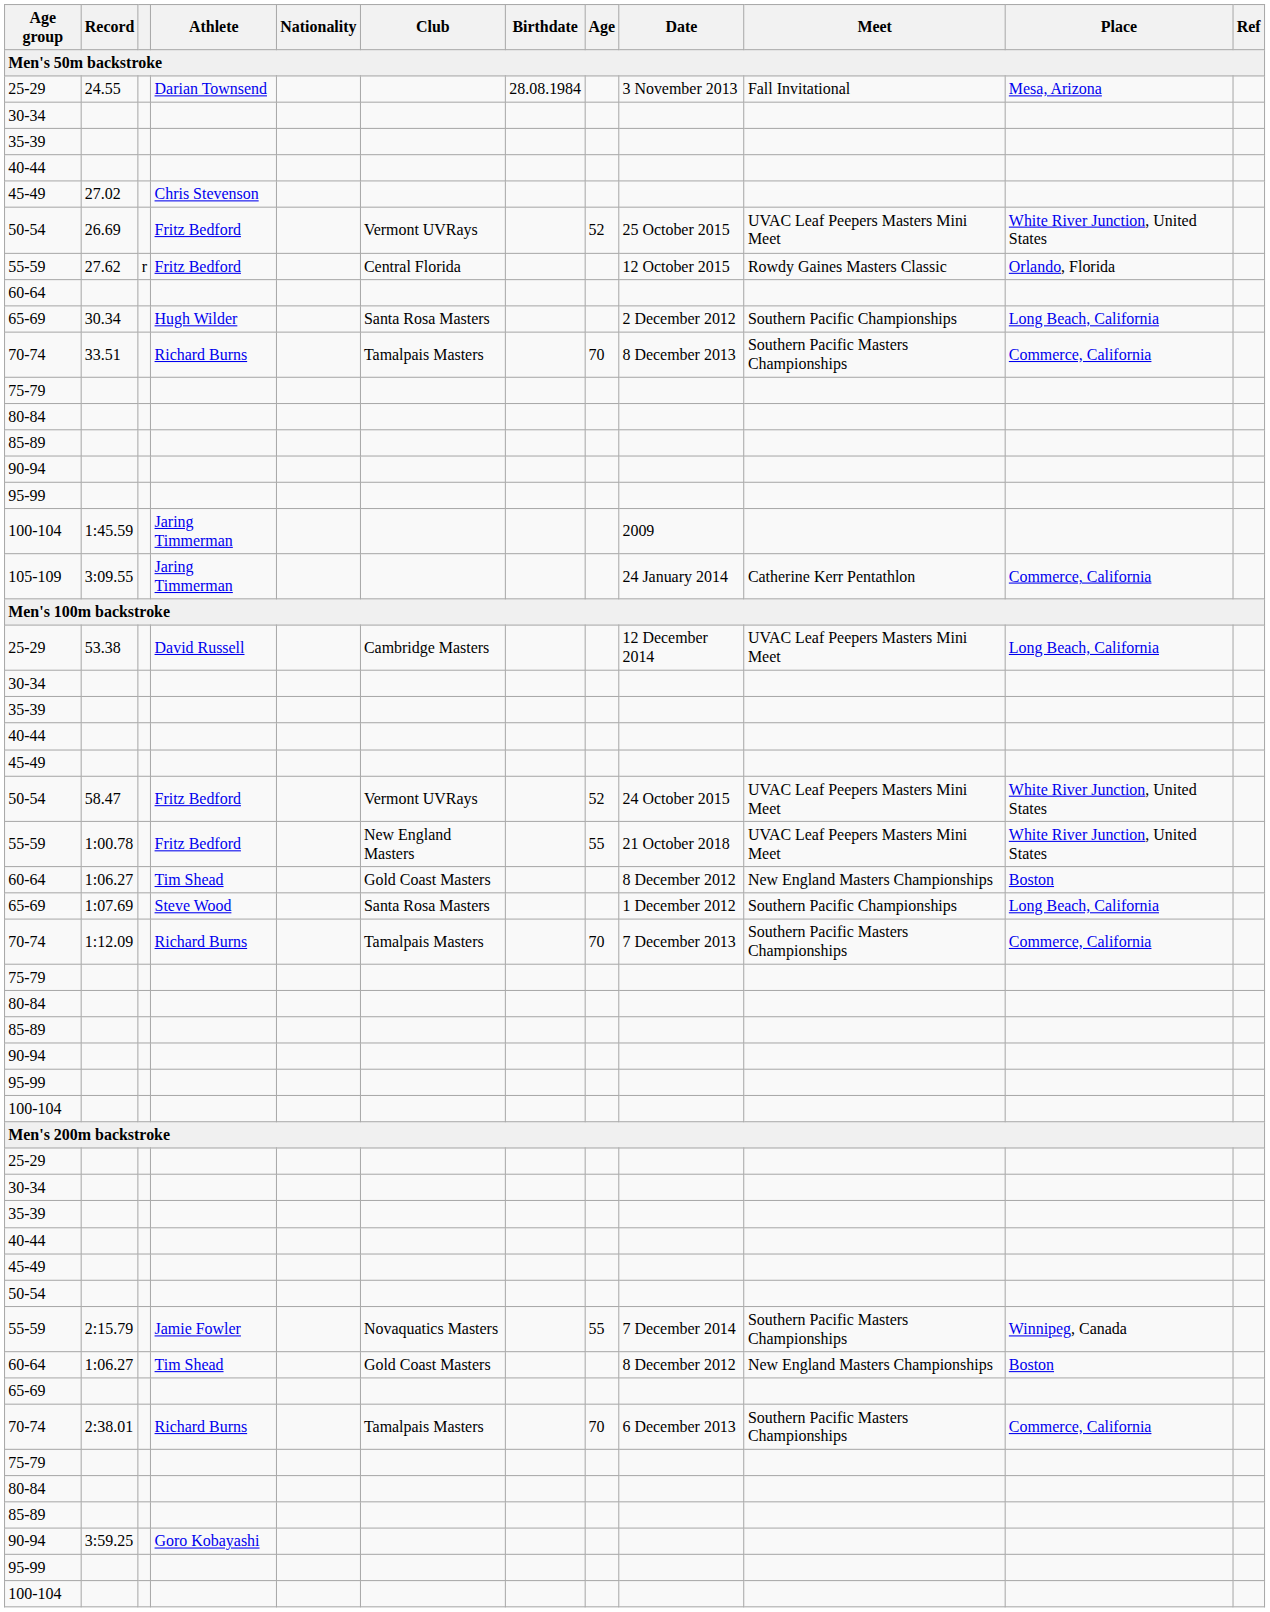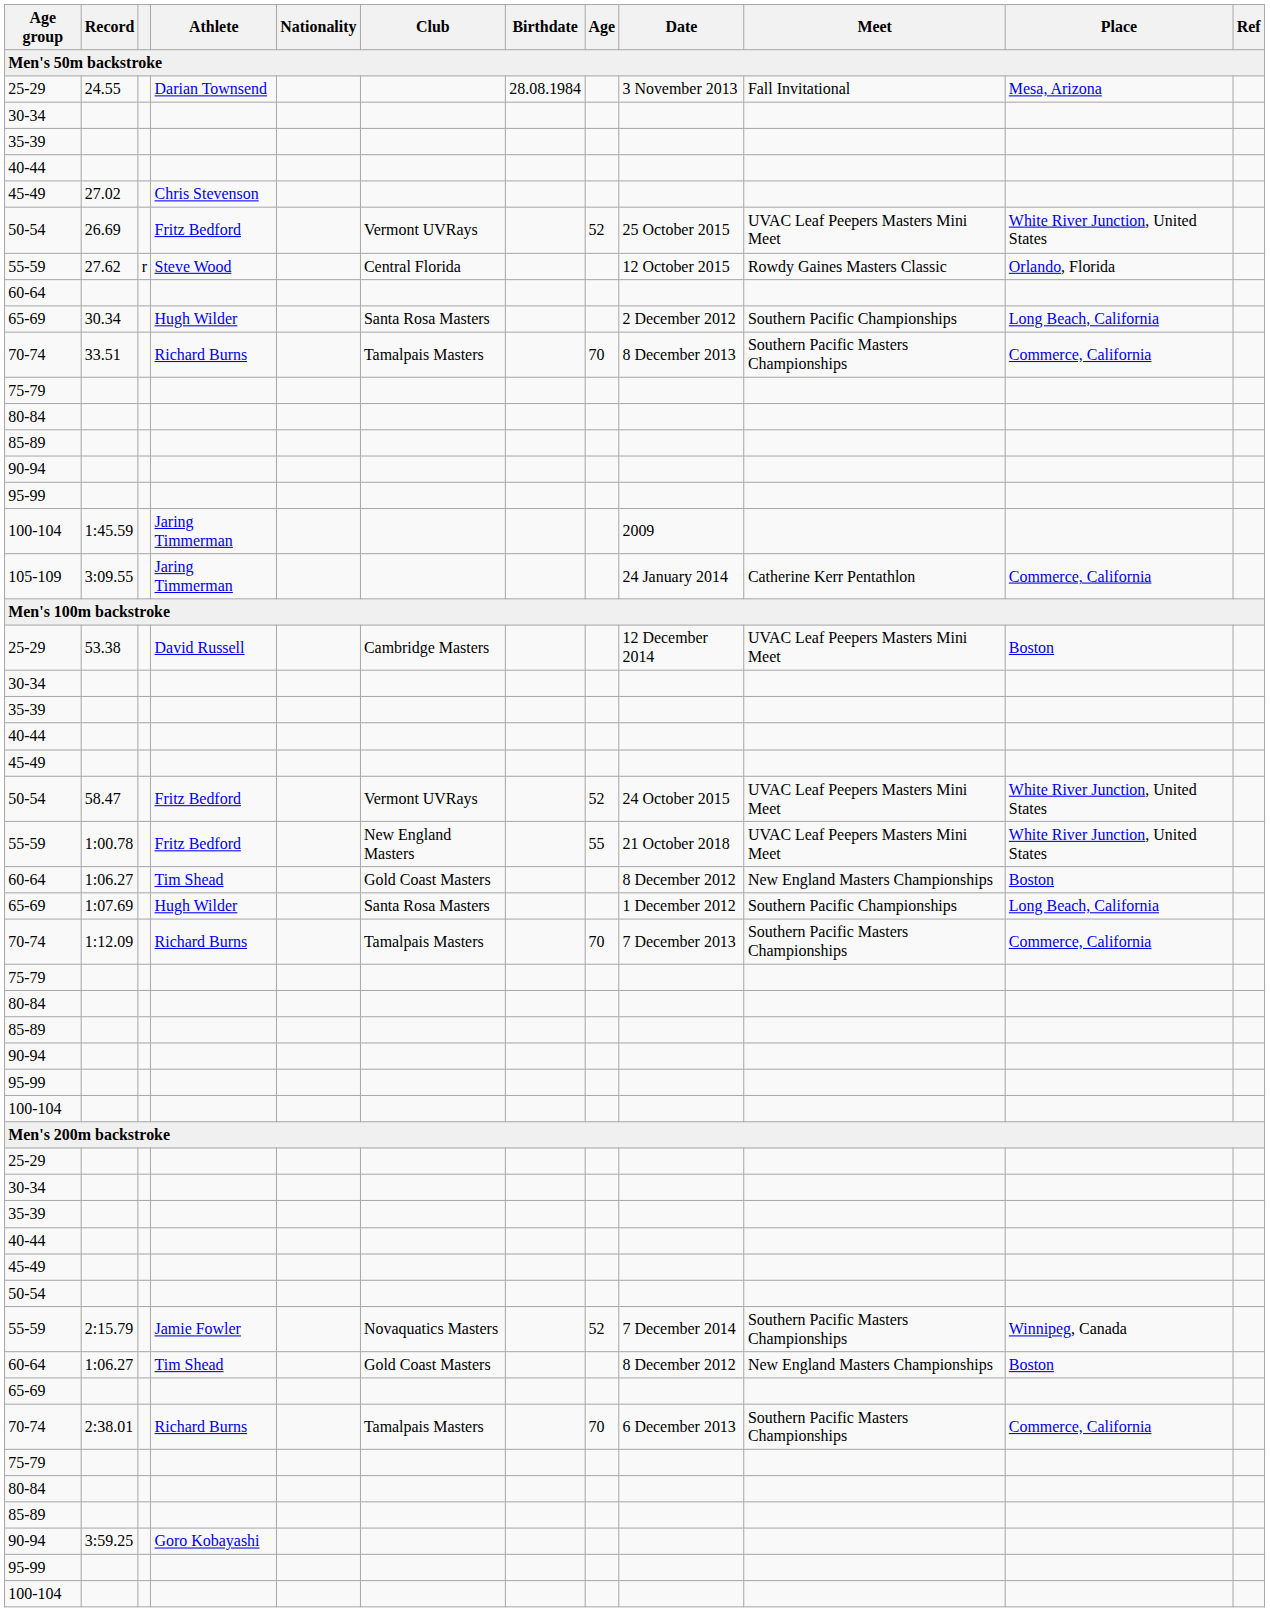(198, 266) Fritz Bedford -> (193, 266) Steve Wood
(1084, 648) Long Beach, California -> (1031, 648) Boston
(193, 905) Steve Wood -> (196, 905) Hugh Wilder
(596, 1328) 55 -> (596, 1328) 52
